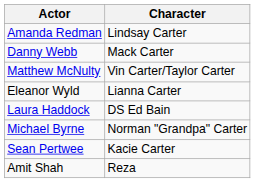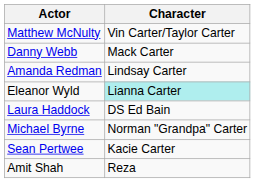rows swapped: (54, 33) <-> (54, 71)
(144, 91) no background -> (144, 91) paleturquoise background
